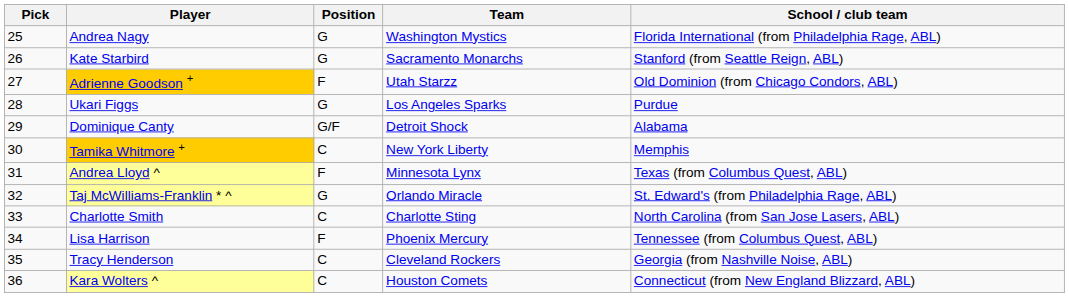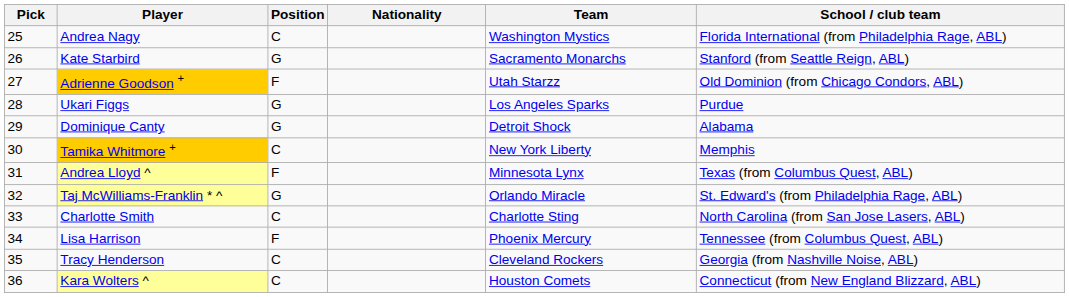+ column: (407, 15)
(323, 36) G -> (276, 36) C
(329, 126) G/F -> (276, 126) G
